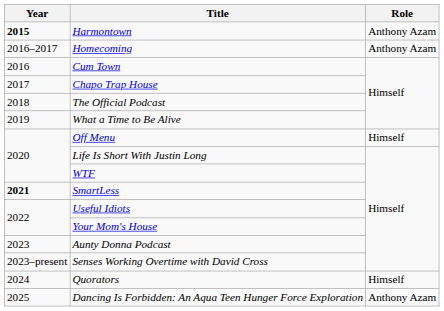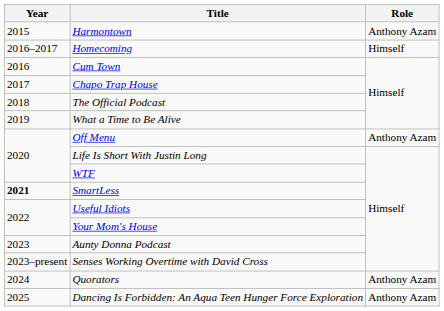(18, 31) bold -> (18, 31) normal
(402, 48) Anthony Azam -> (386, 48) Himself
(386, 137) Himself -> (402, 137) Anthony Azam
(386, 279) Himself -> (402, 279) Anthony Azam
